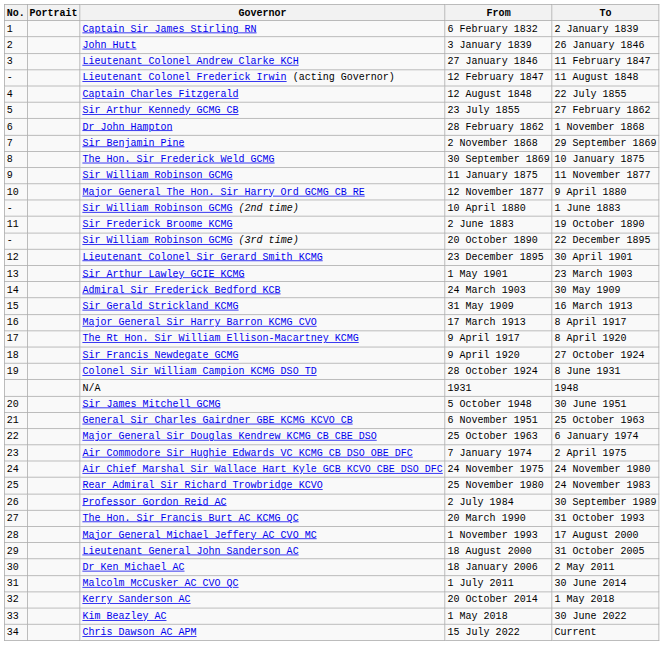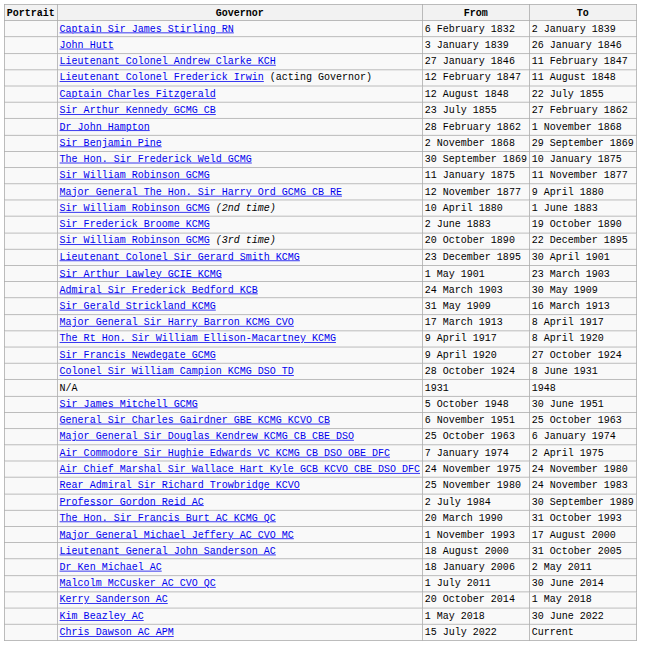- column: (16, 13)
